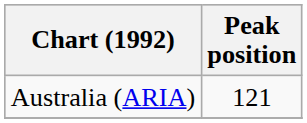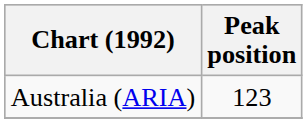(252, 96) 121 -> (252, 96) 123
